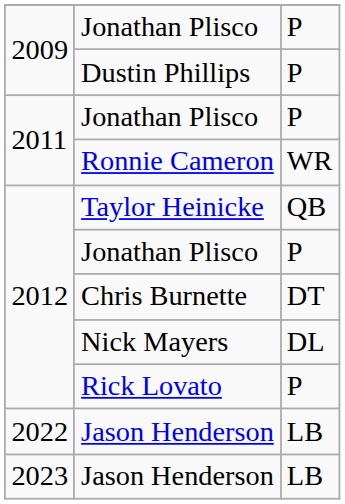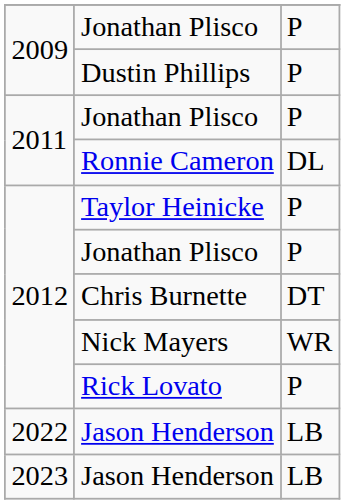(310, 161) WR -> (306, 161) DL
(307, 206) QB -> (295, 206) P
(306, 341) DL -> (310, 341) WR
